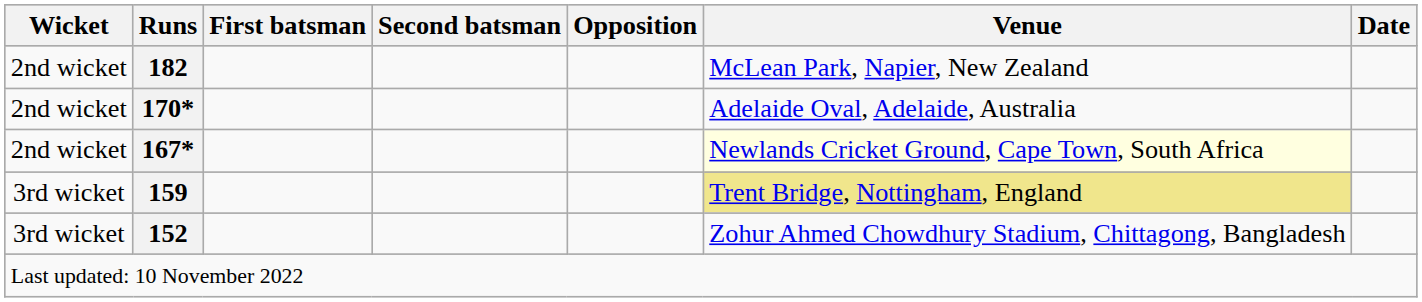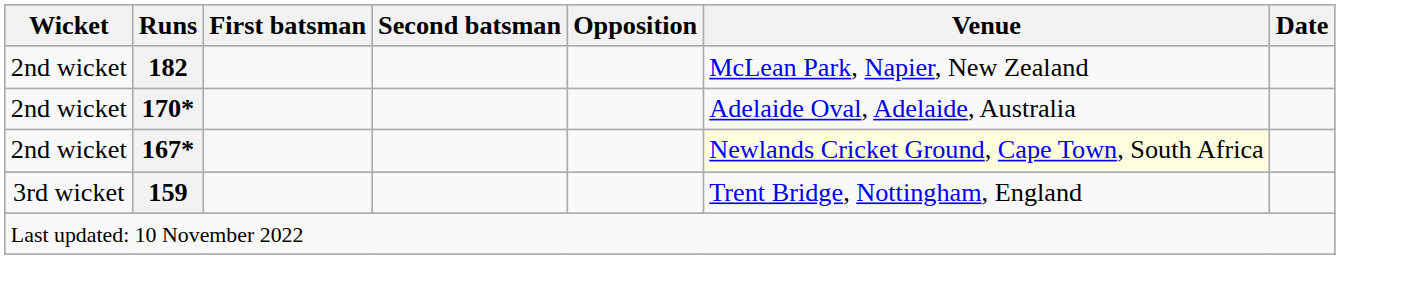(896, 191) khaki background -> (896, 191) no background
- row: (168, 233)
